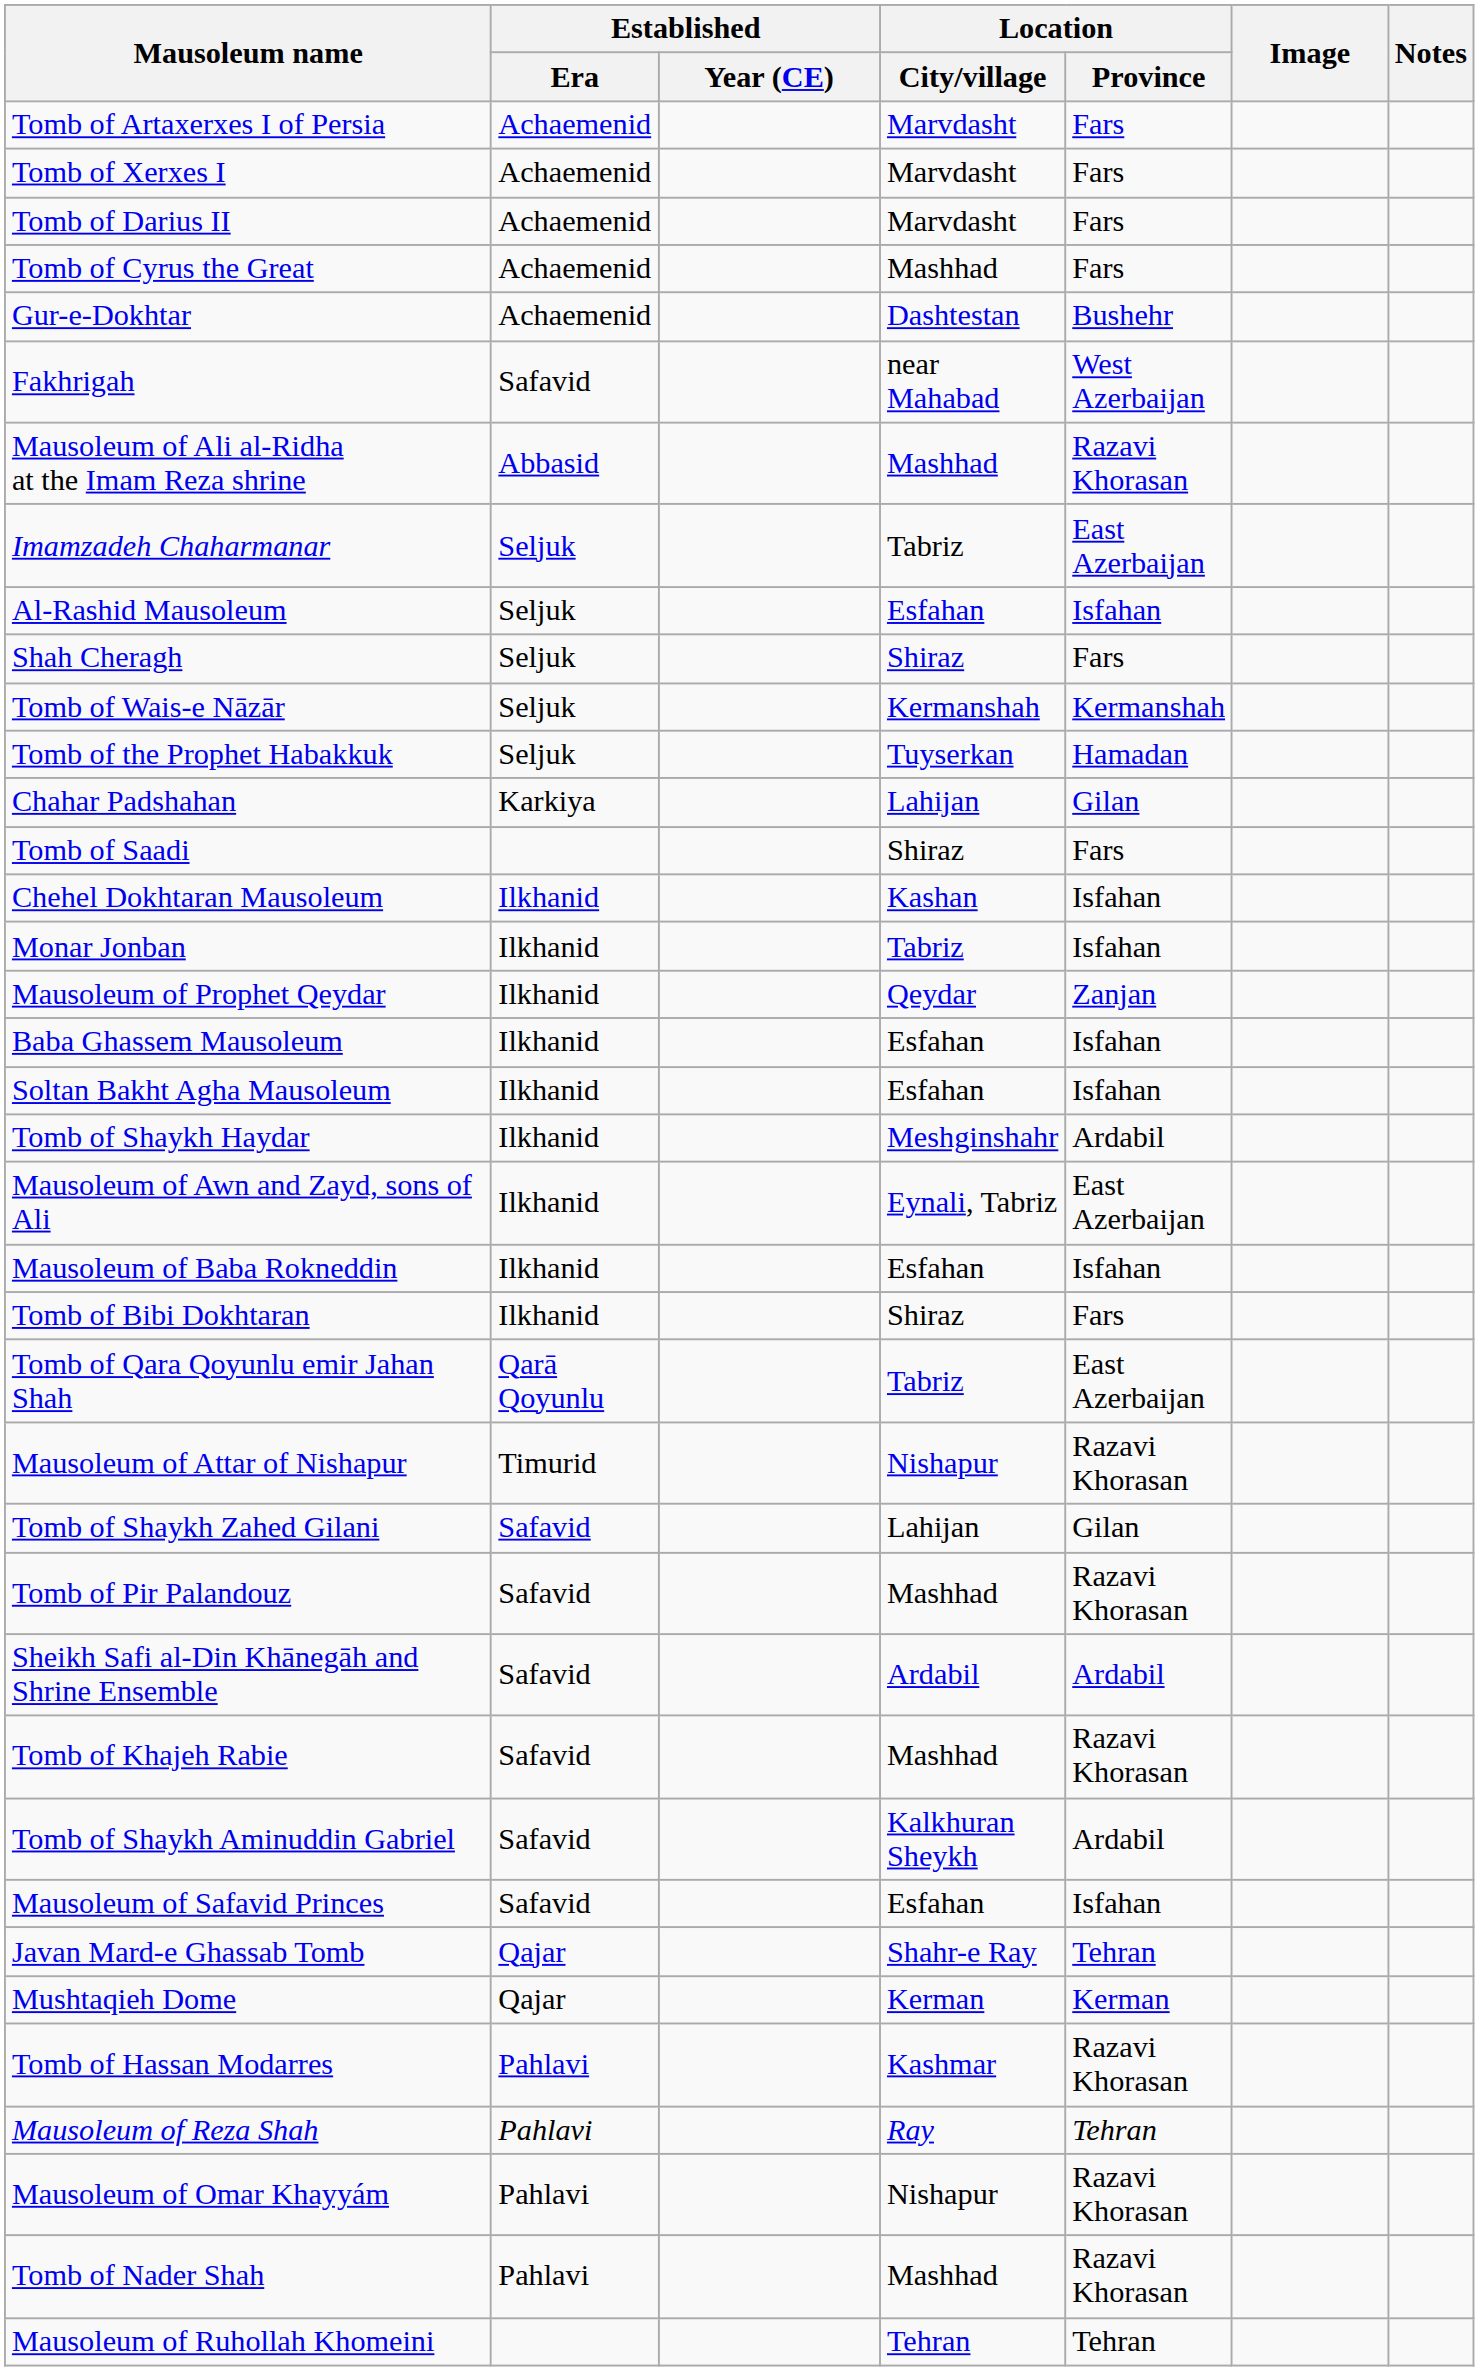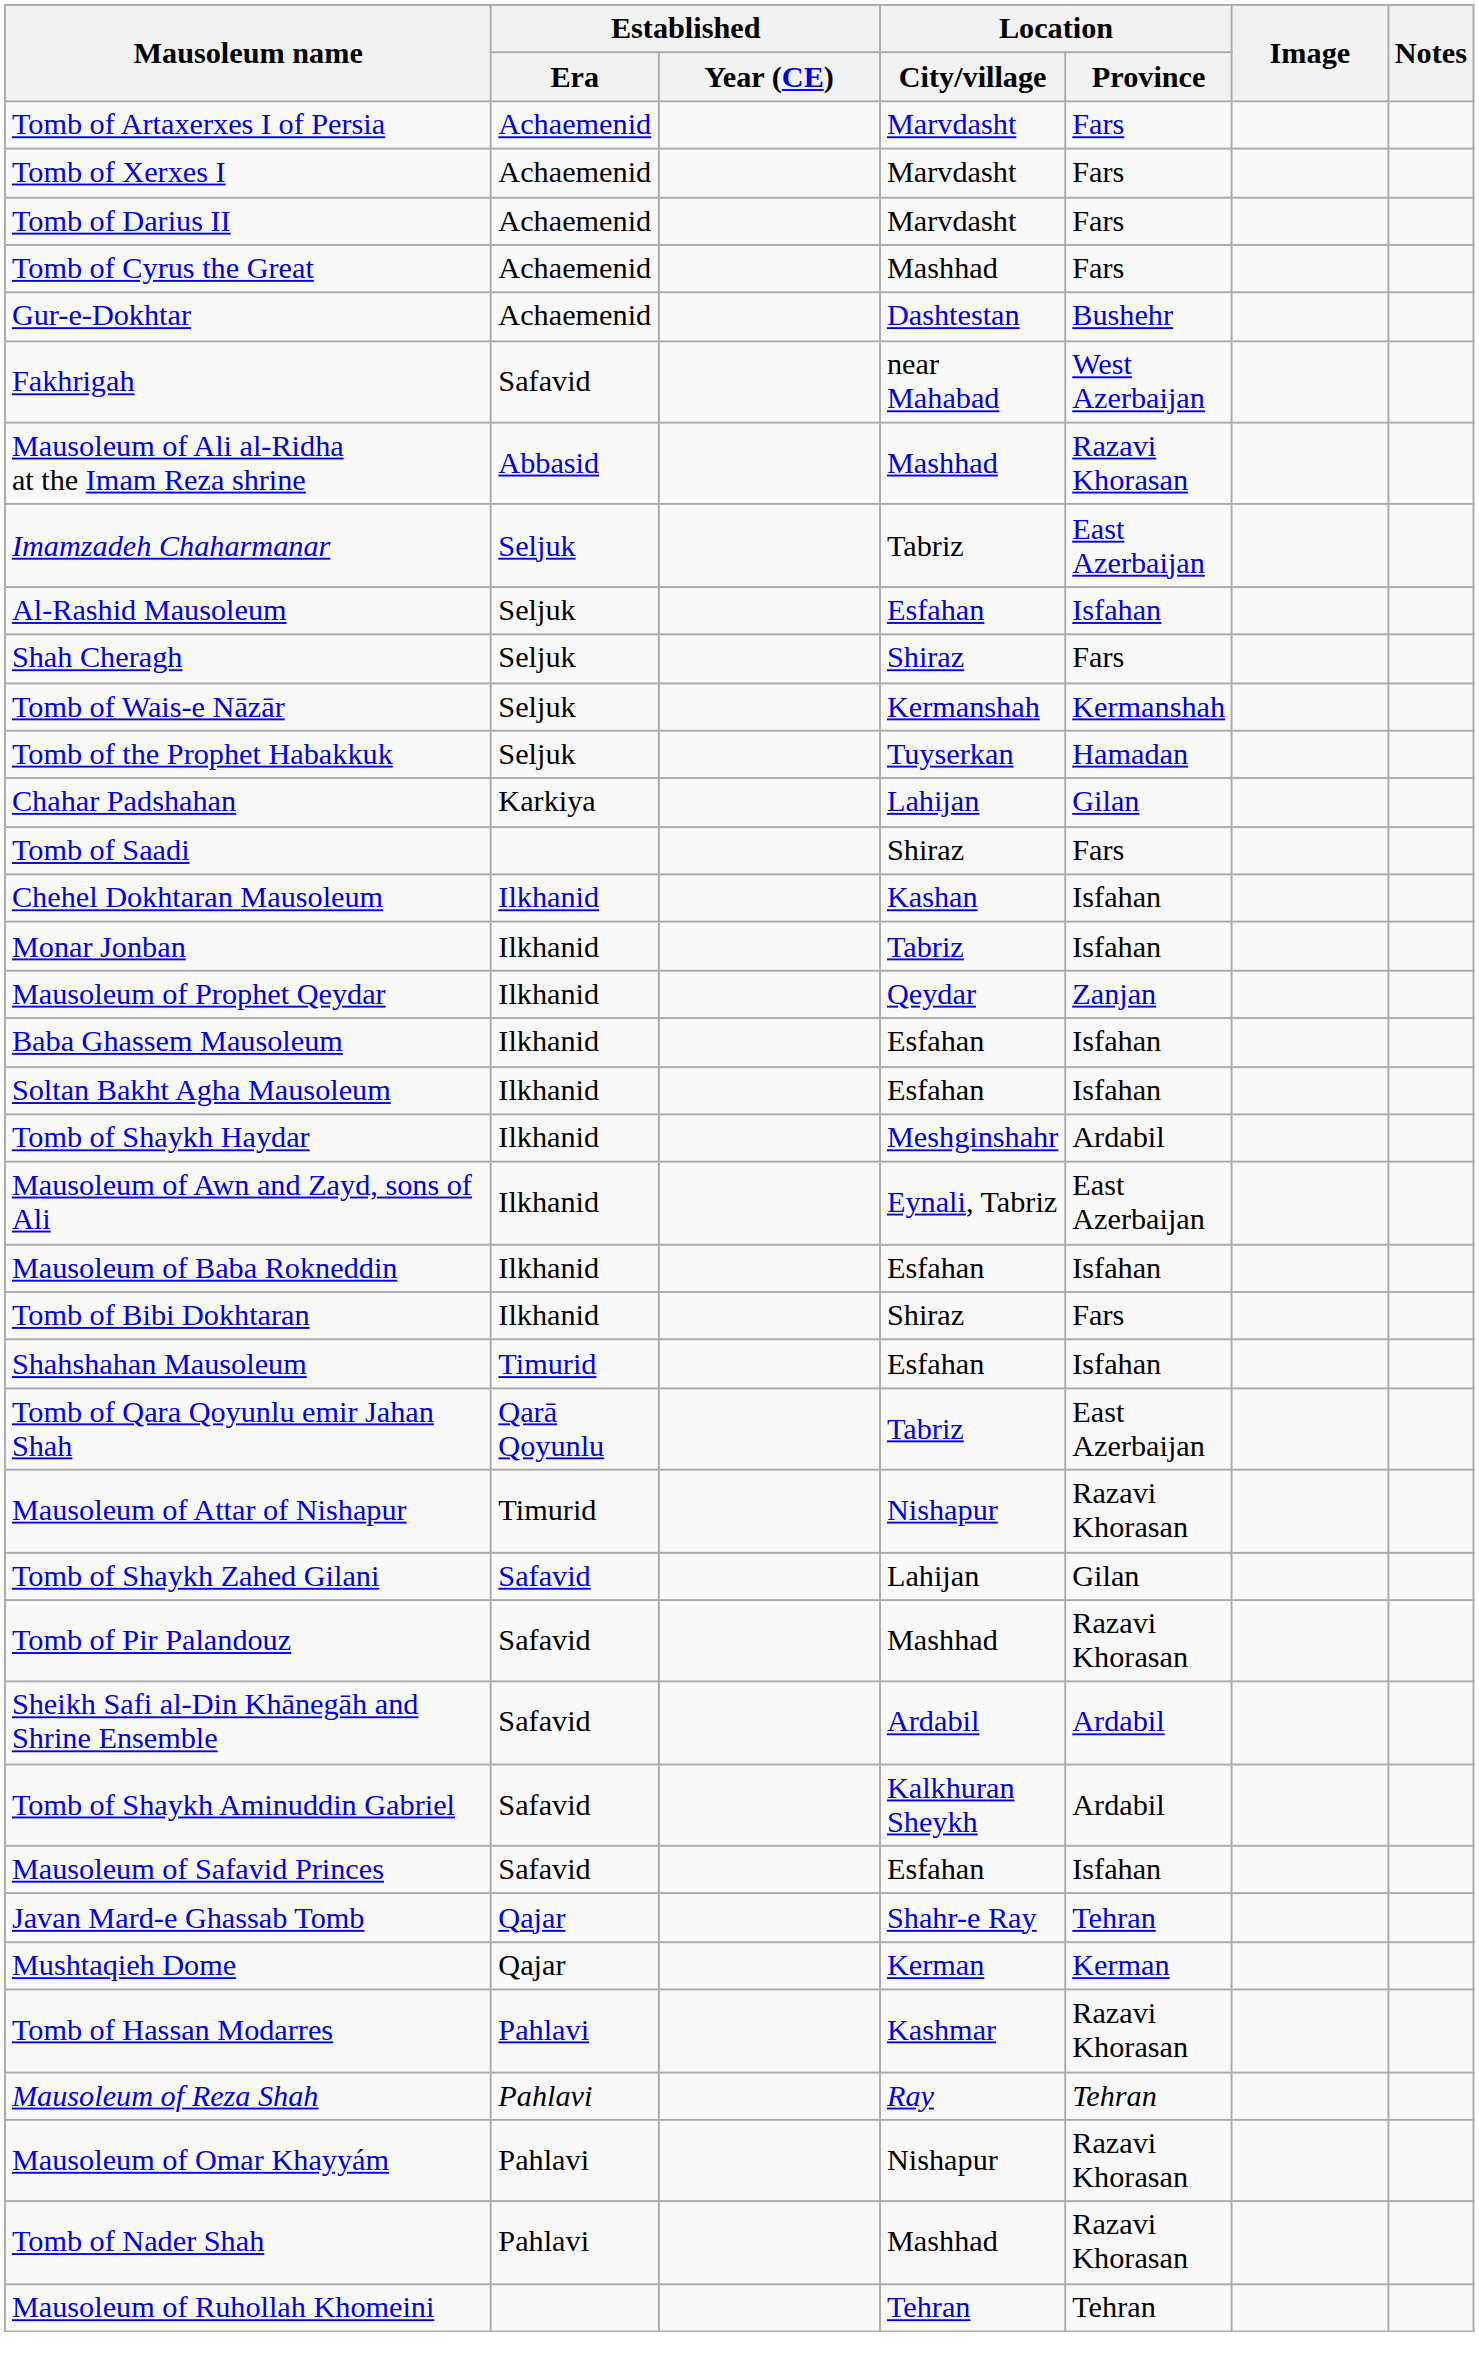+ row: (159, 1363)
- row: (150, 1756)
